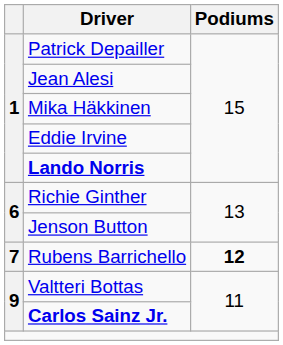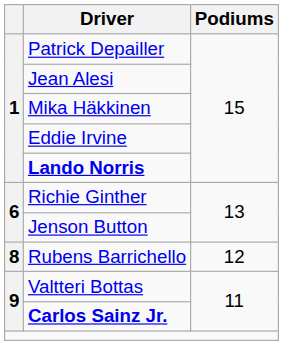(14, 256) 7 -> (14, 256) 8
(234, 256) bold -> (234, 256) normal
